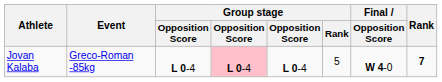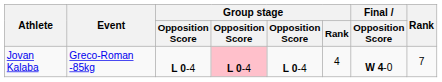(337, 62) 5 -> (337, 62) 4
(422, 62) bold -> (422, 62) normal
